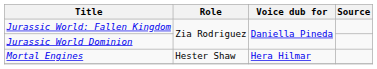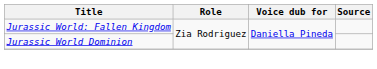- row: (45, 56)
